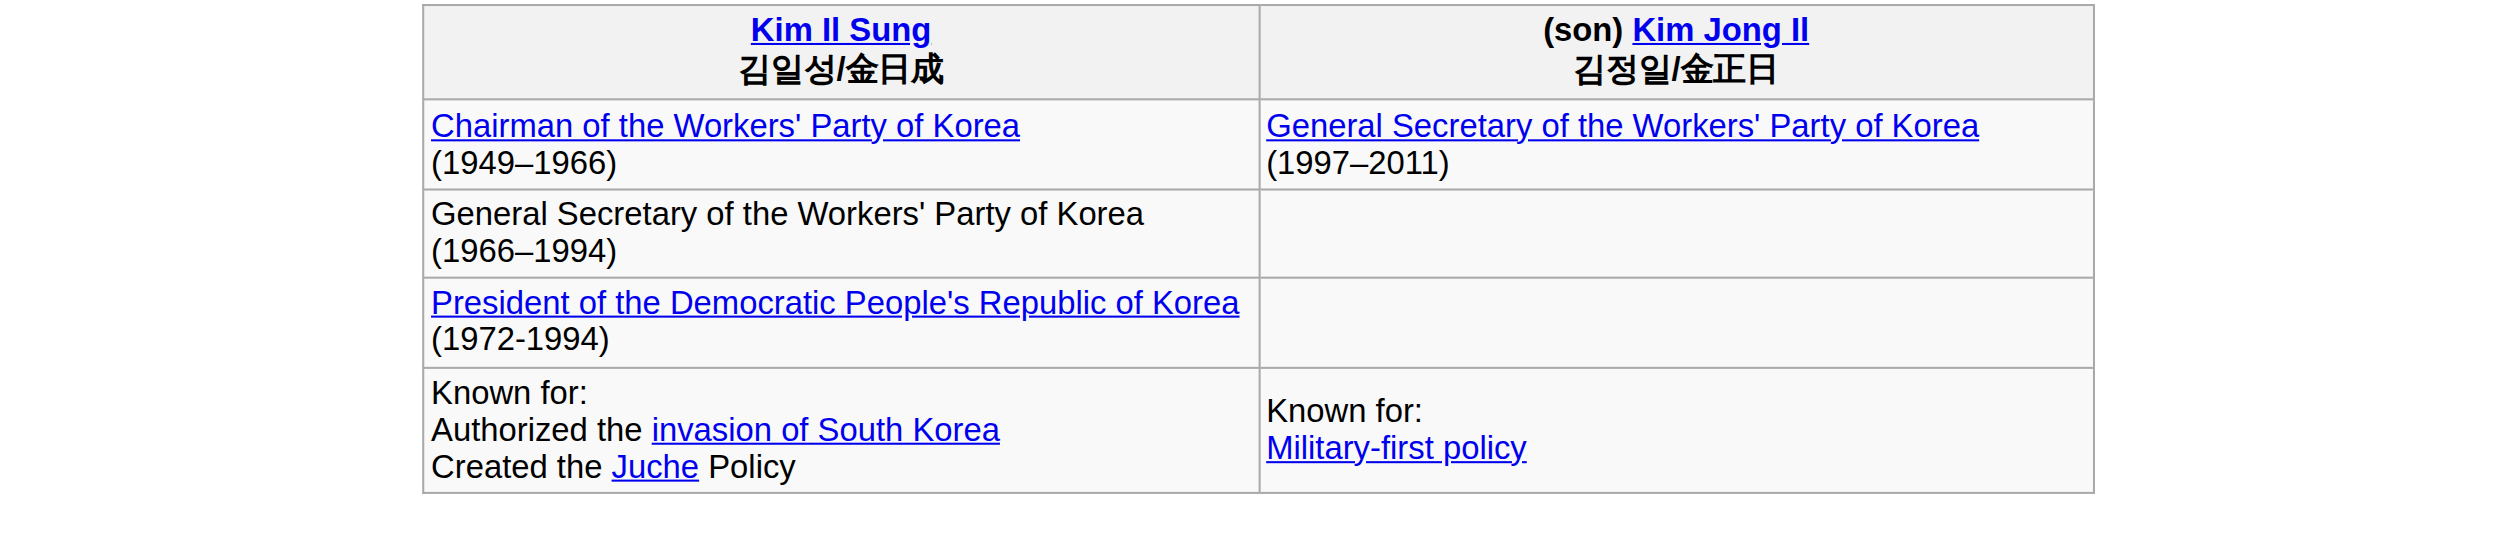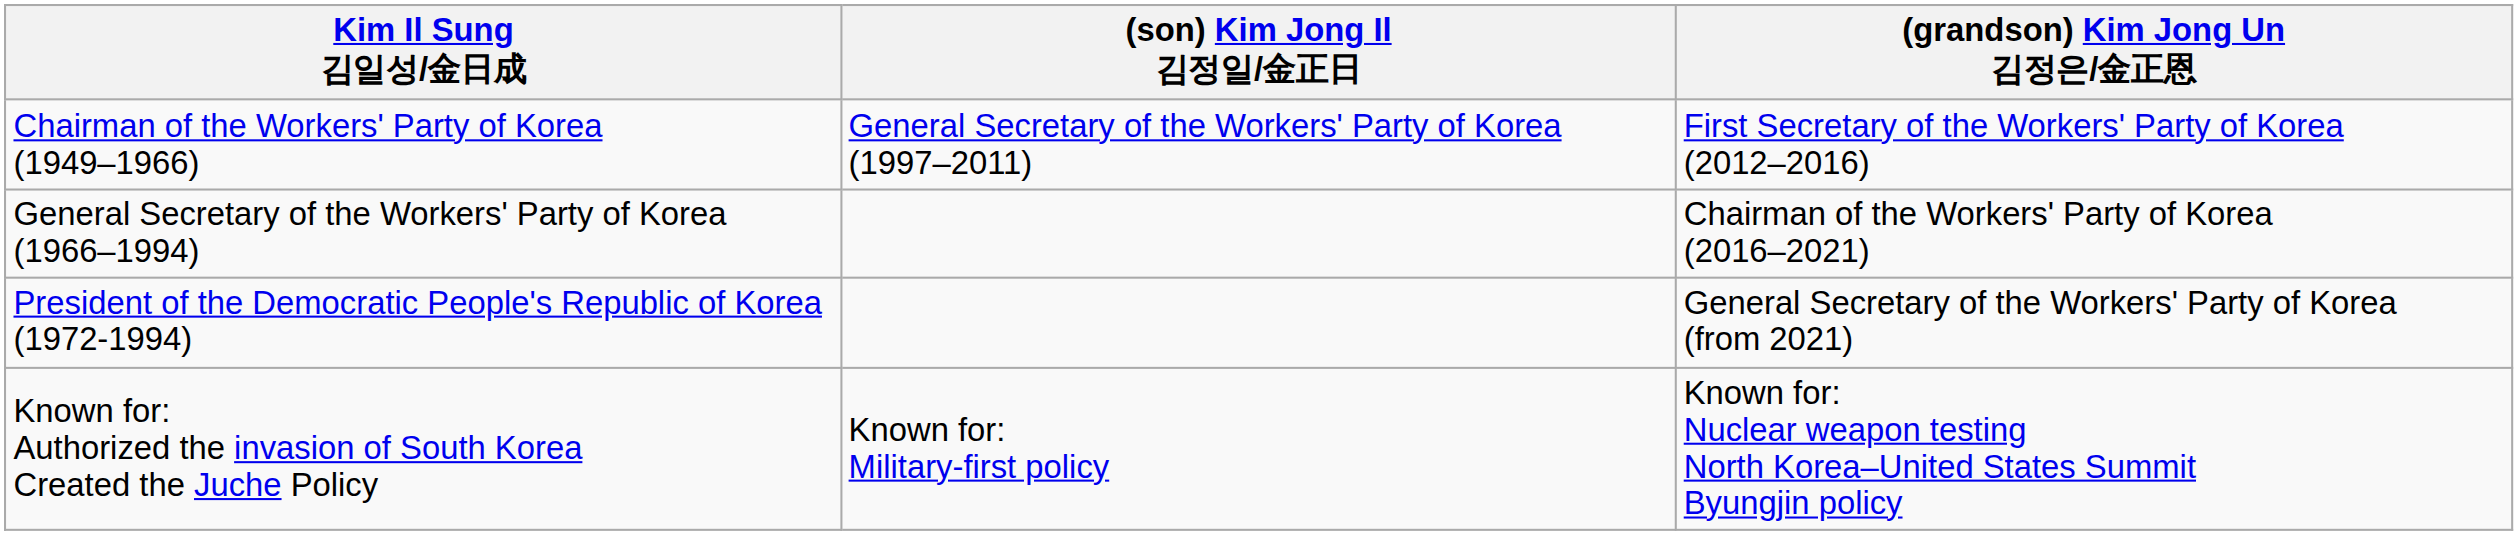+ column: (2094, 49)
